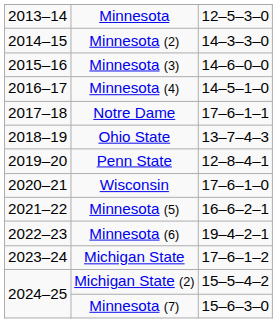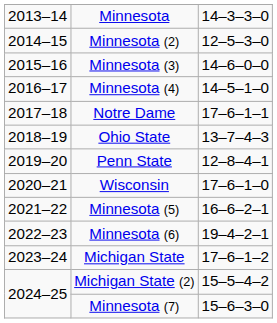(235, 16) 12–5–3–0 -> (235, 16) 14–3–3–0
(235, 40) 14–3–3–0 -> (235, 40) 12–5–3–0
